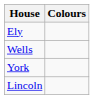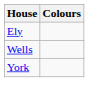- row: (25, 85)
